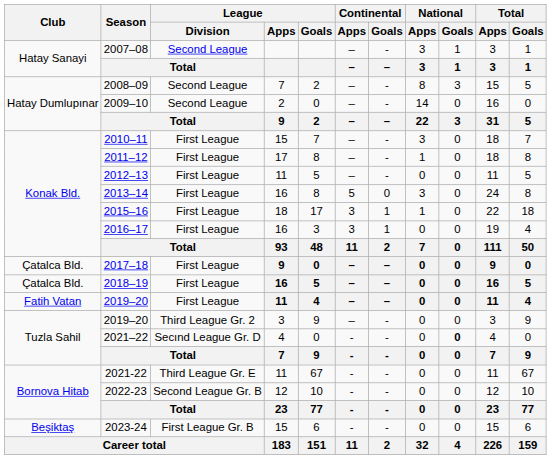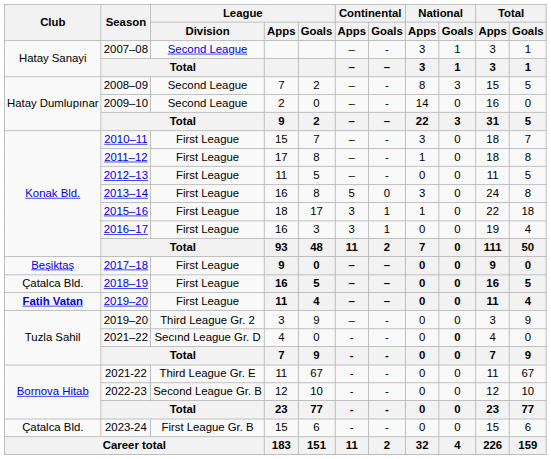(53, 265) Çatalca Bld. -> (53, 265) Beşiktaş
(53, 301) normal -> (53, 301) bold
(53, 427) Beşiktaş -> (53, 427) Çatalca Bld.
